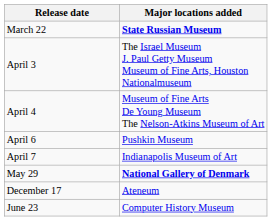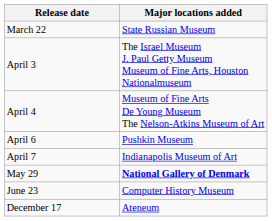(172, 29) bold -> (169, 29) normal
rows swapped: (22, 207) <-> (34, 190)
